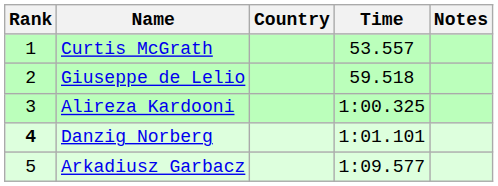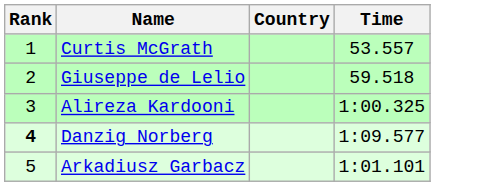- column: (461, 19)
(382, 137) 1:01.101 -> (382, 137) 1:09.577
(382, 167) 1:09.577 -> (382, 167) 1:01.101
